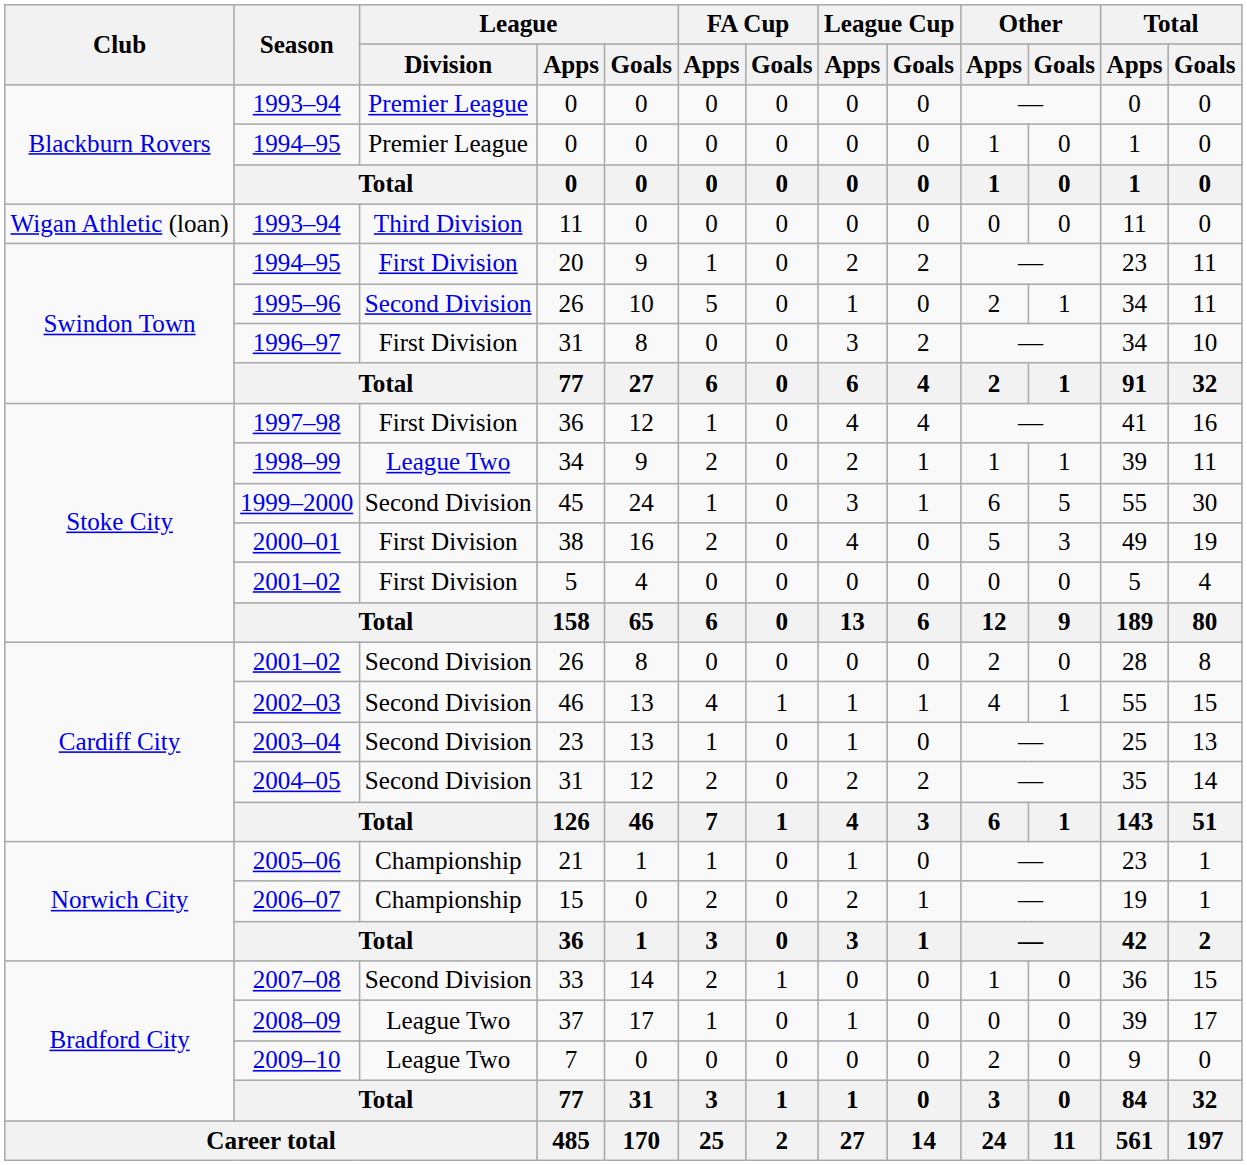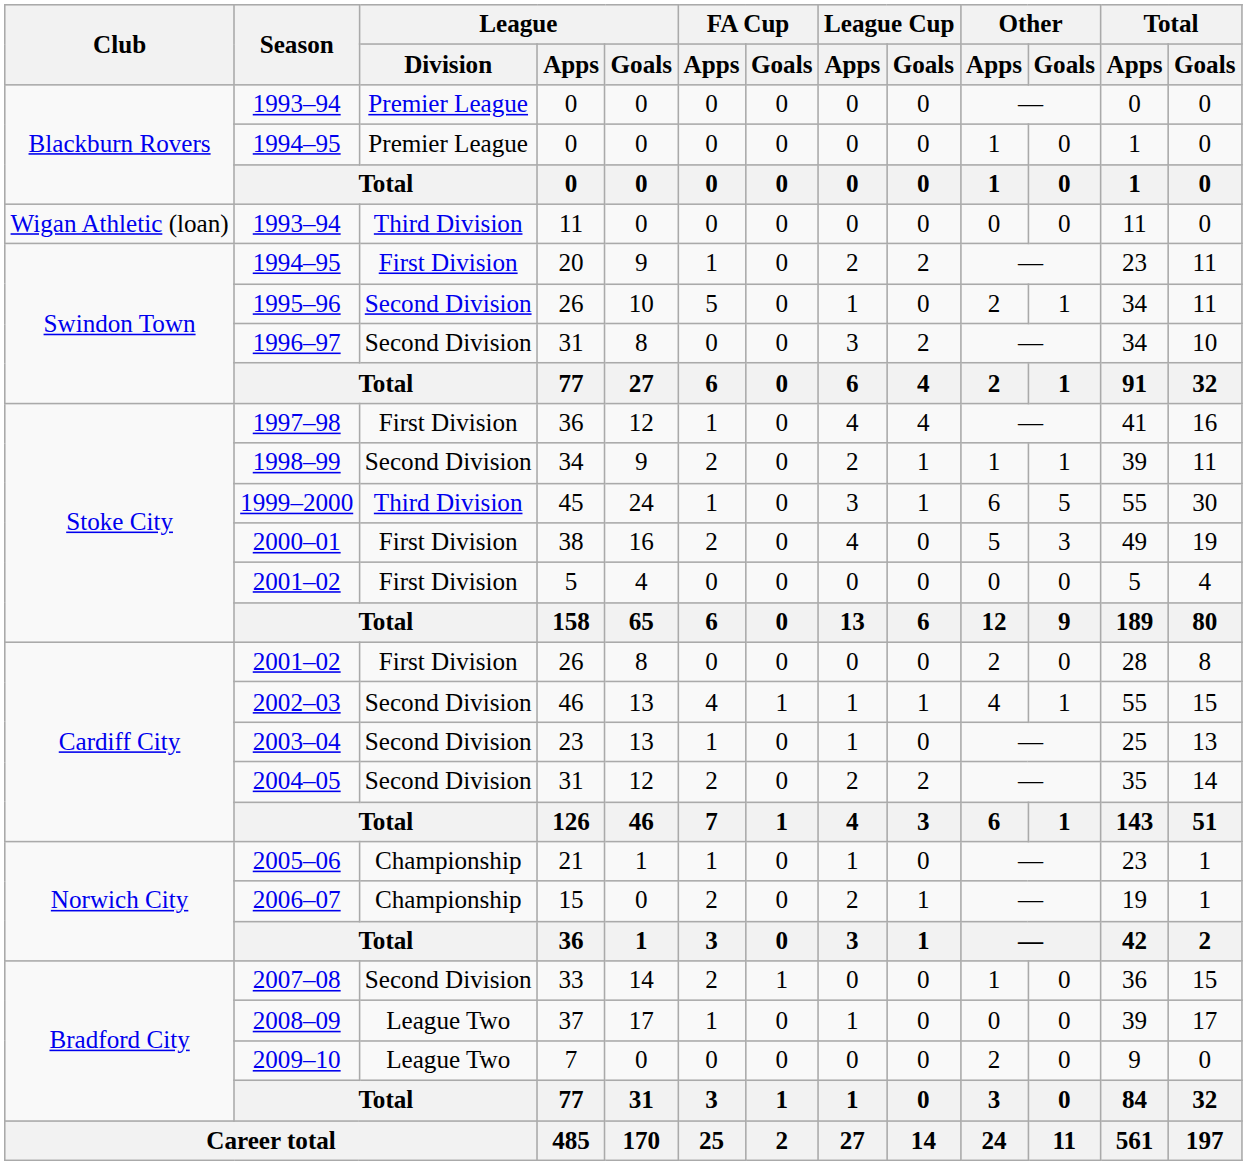(448, 343) First Division -> (448, 343) Second Division
(448, 462) League Two -> (448, 462) Second Division
(448, 502) Second Division -> (448, 502) Third Division
(448, 661) Second Division -> (448, 661) First Division
